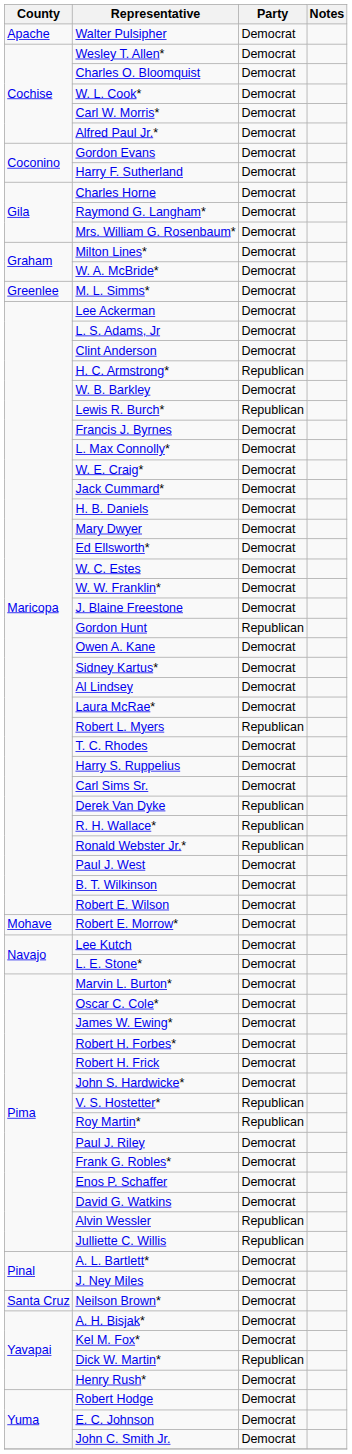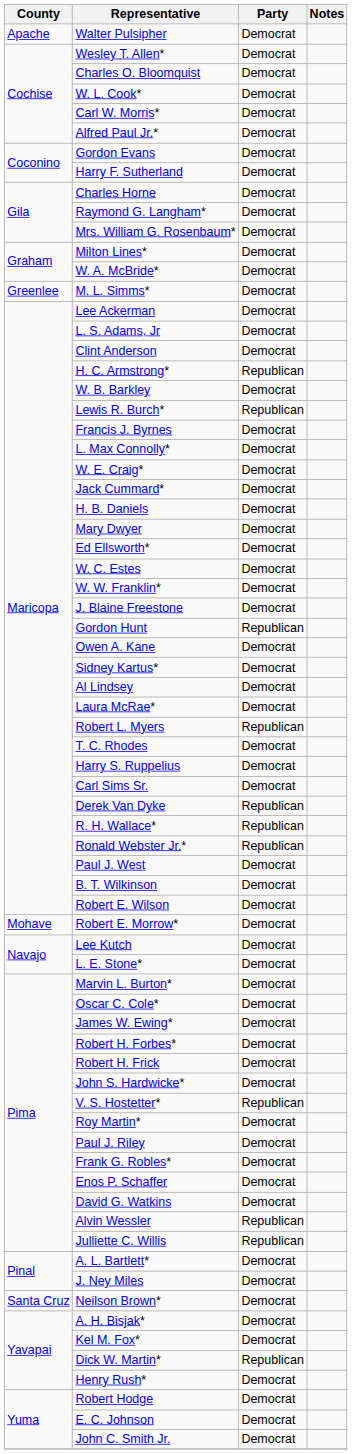(273, 1122) Republican -> (268, 1122) Democrat
